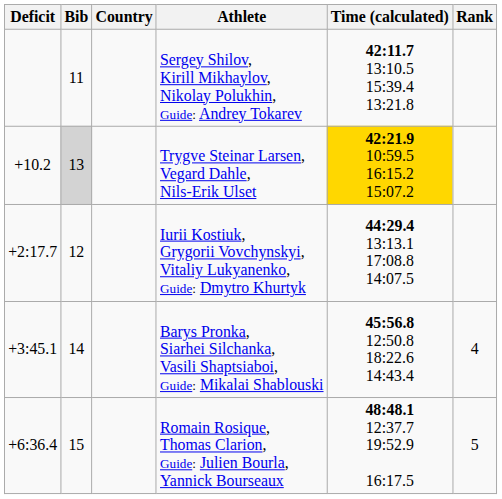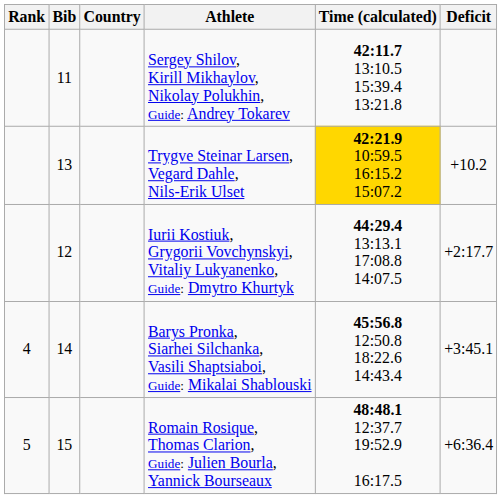columns swapped: (475, 17) <-> (33, 17)
(76, 165) lightgrey background -> (64, 165) no background
